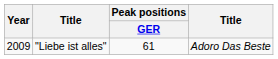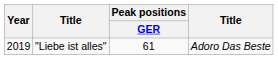(19, 46) 2009 -> (19, 46) 2019
